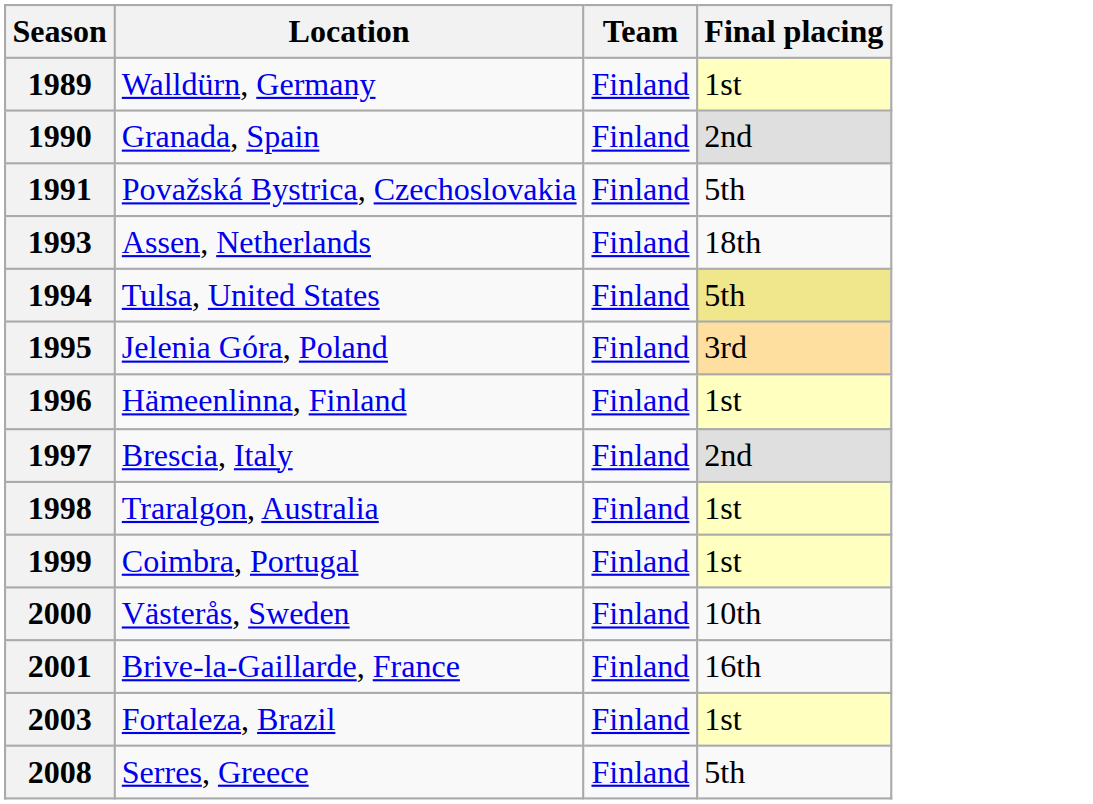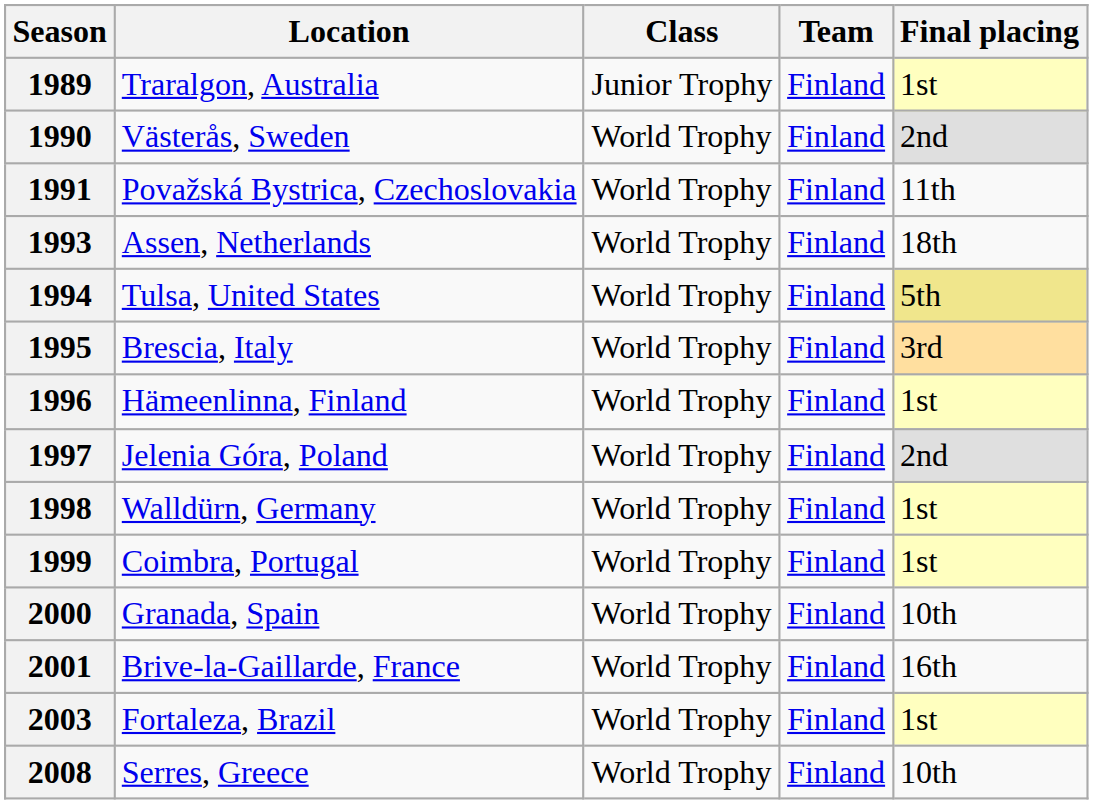+ column: (682, 31)
(249, 84) Walldürn, Germany -> (250, 84) Traralgon, Australia
(221, 136) Granada, Spain -> (236, 136) Västerås, Sweden
(725, 189) 5th -> (928, 189) 11th
(255, 348) Jelenia Góra, Poland -> (207, 348) Brescia, Italy
(207, 454) Brescia, Italy -> (255, 454) Jelenia Góra, Poland
(250, 507) Traralgon, Australia -> (249, 507) Walldürn, Germany
(236, 612) Västerås, Sweden -> (221, 612) Granada, Spain
(725, 771) 5th -> (928, 771) 10th
